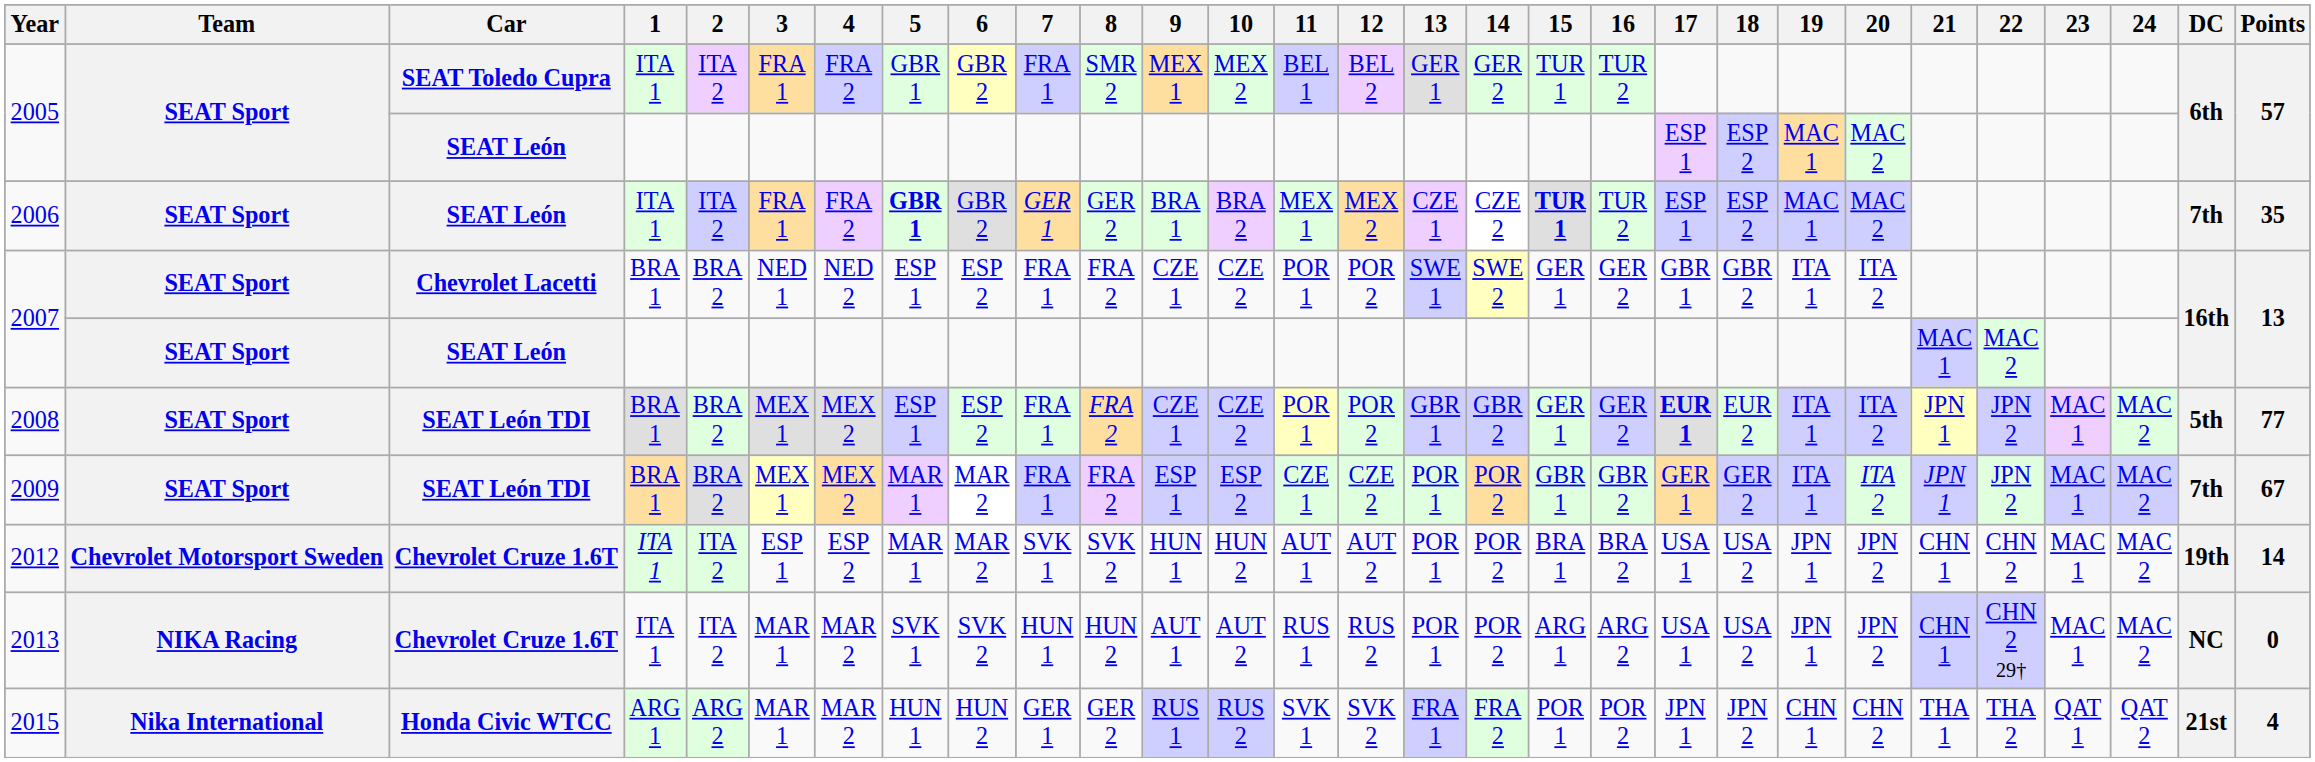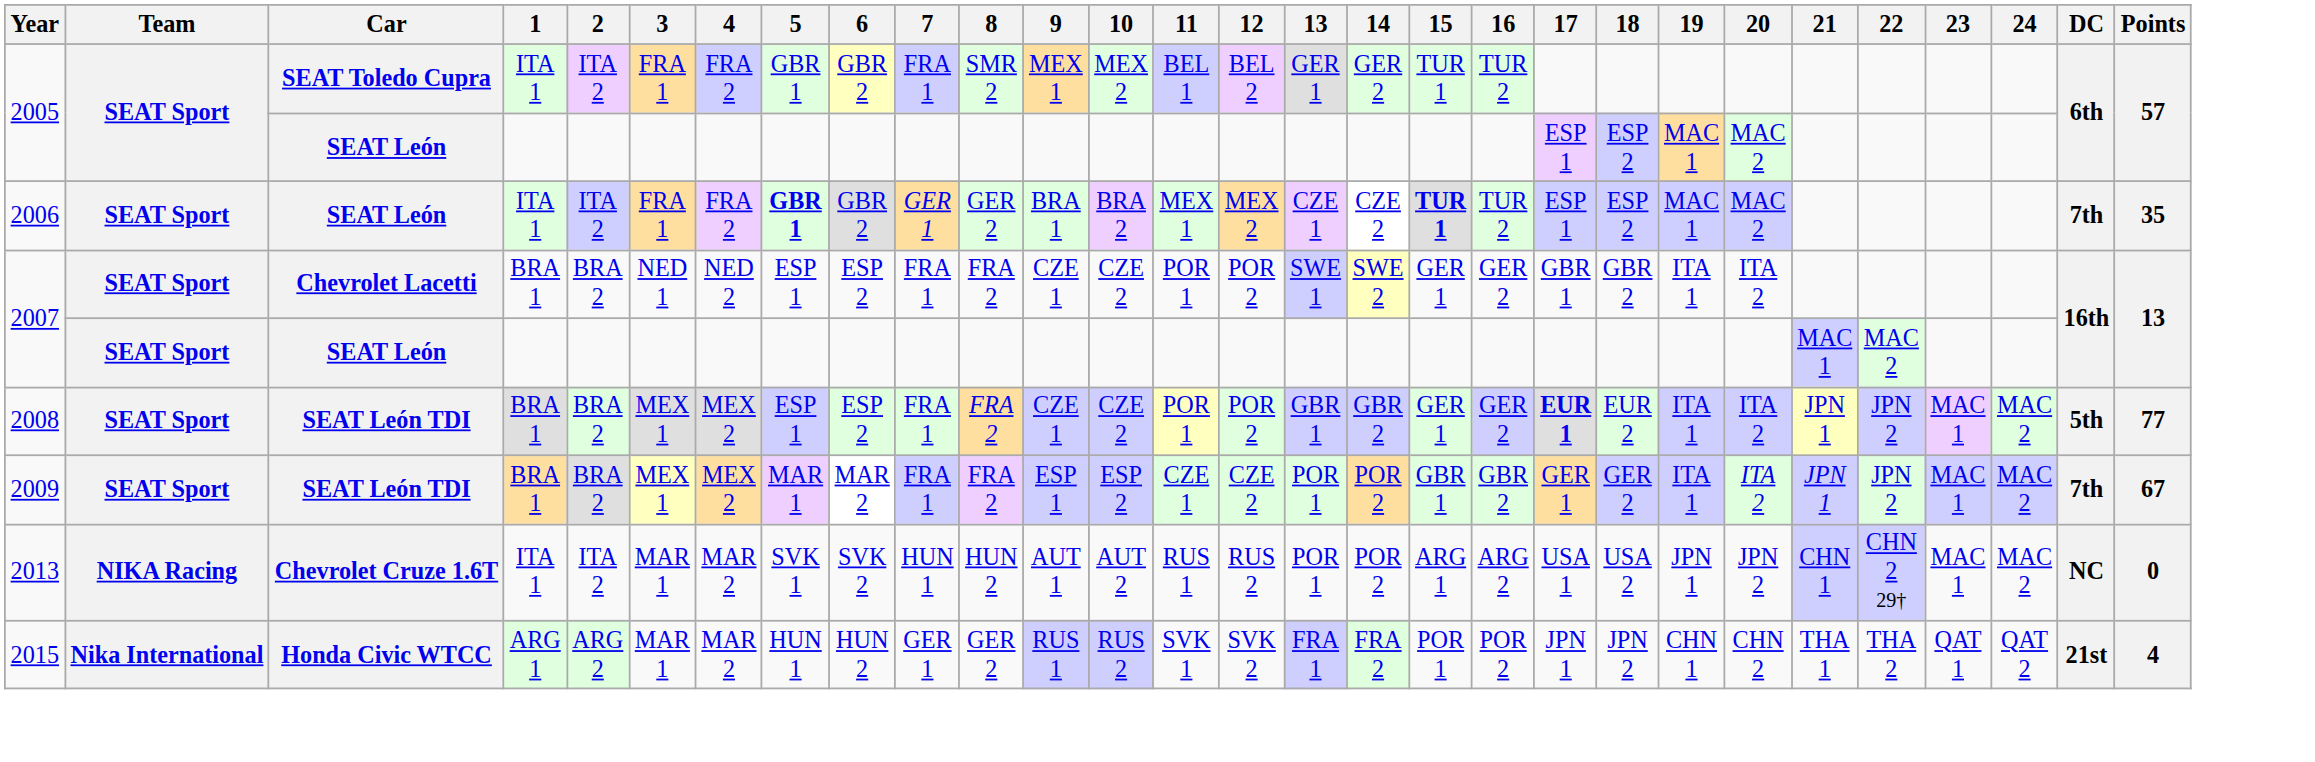- row: (35, 557)
